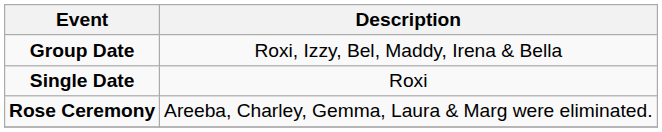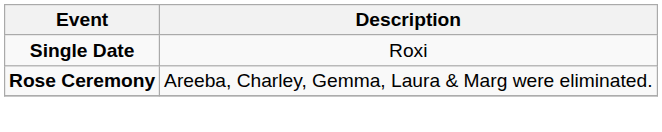- row: (82, 50)
